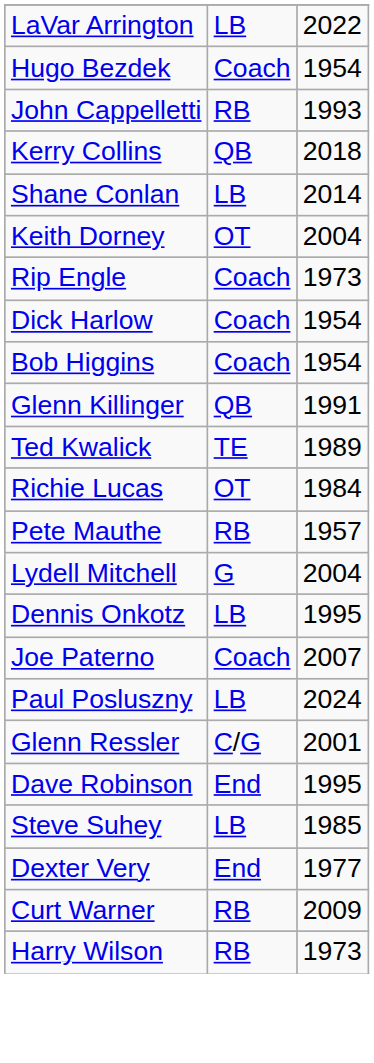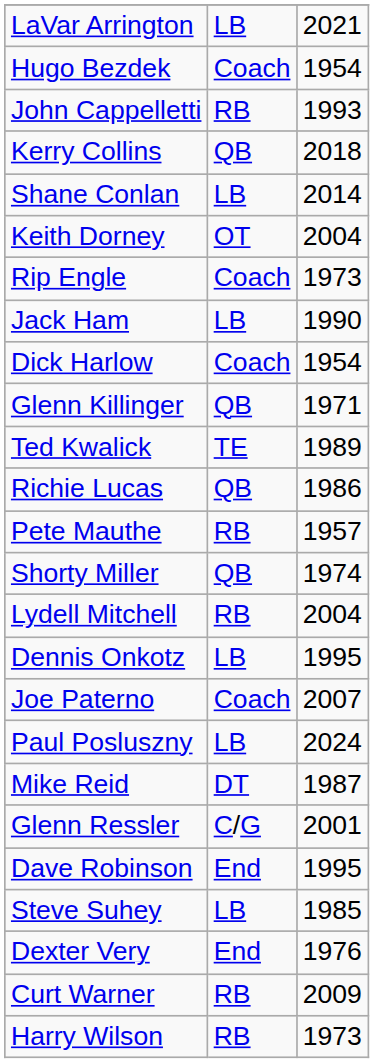(332, 25) 2022 -> (332, 25) 2021
+ row: (70, 320)
- row: (83, 362)
(332, 404) 1991 -> (332, 404) 1971
(232, 488) OT -> (233, 488) QB
(332, 488) 1984 -> (332, 488) 1986
+ row: (85, 573)
(224, 573) G -> (232, 615) RB
+ row: (70, 783)
(332, 868) 1977 -> (332, 952) 1976
